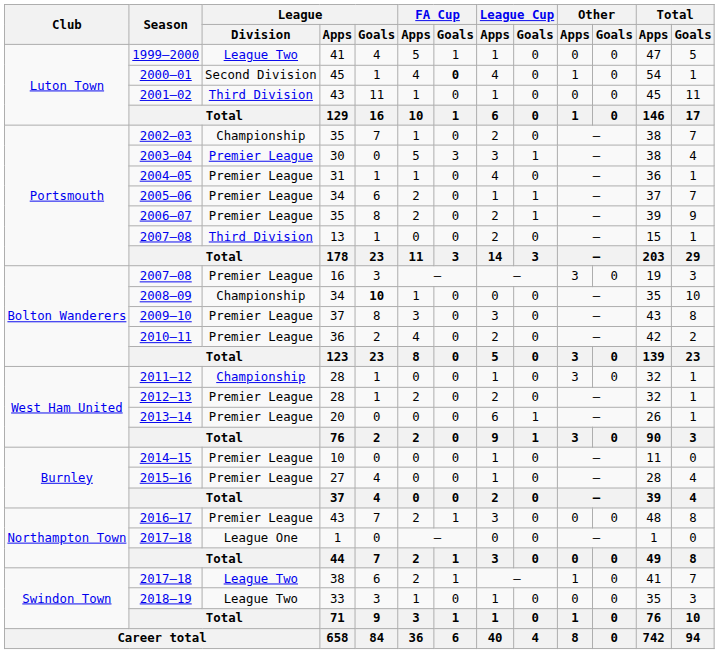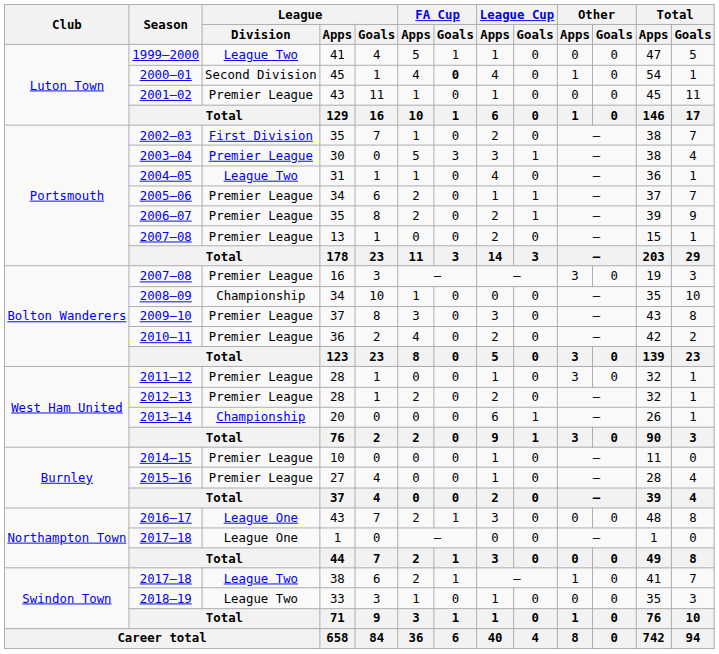(261, 95) Third Division -> (261, 95) Premier League
(261, 135) Championship -> (261, 135) First Division
(261, 176) Premier League -> (261, 176) League Two
(261, 236) Third Division -> (261, 236) Premier League
(377, 296) bold -> (377, 296) normal
(261, 377) Championship -> (261, 377) Premier League
(261, 417) Premier League -> (261, 417) Championship
(261, 518) Premier League -> (261, 518) League One
